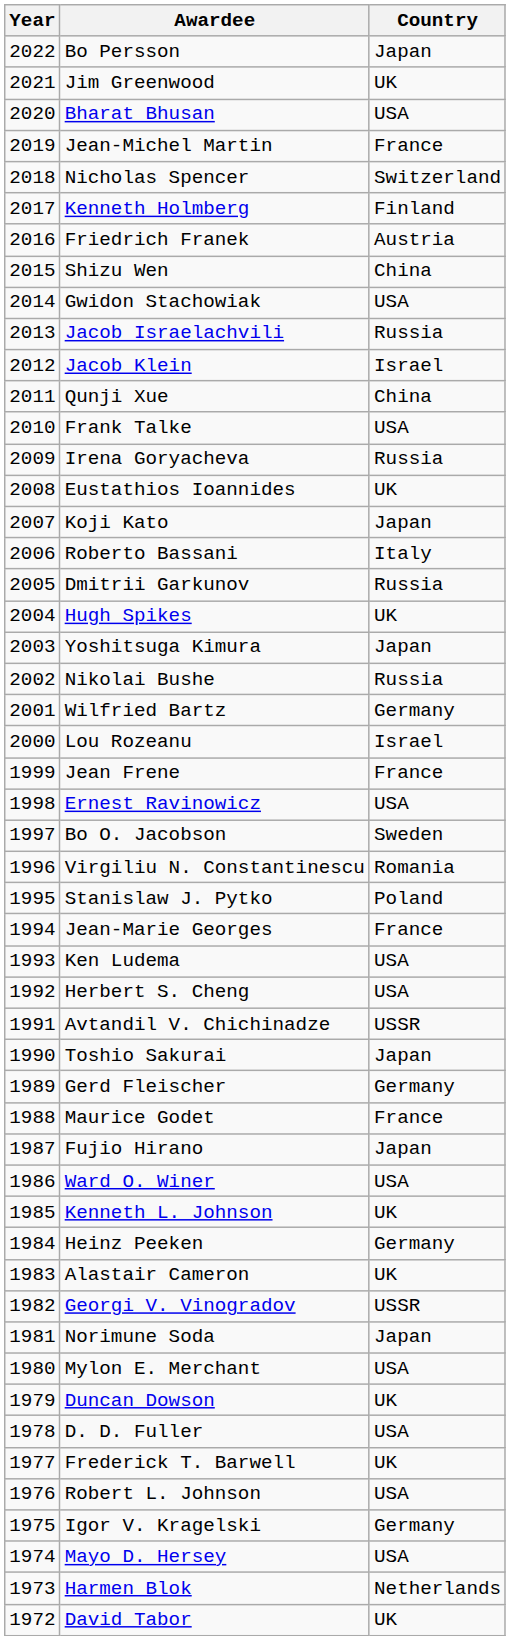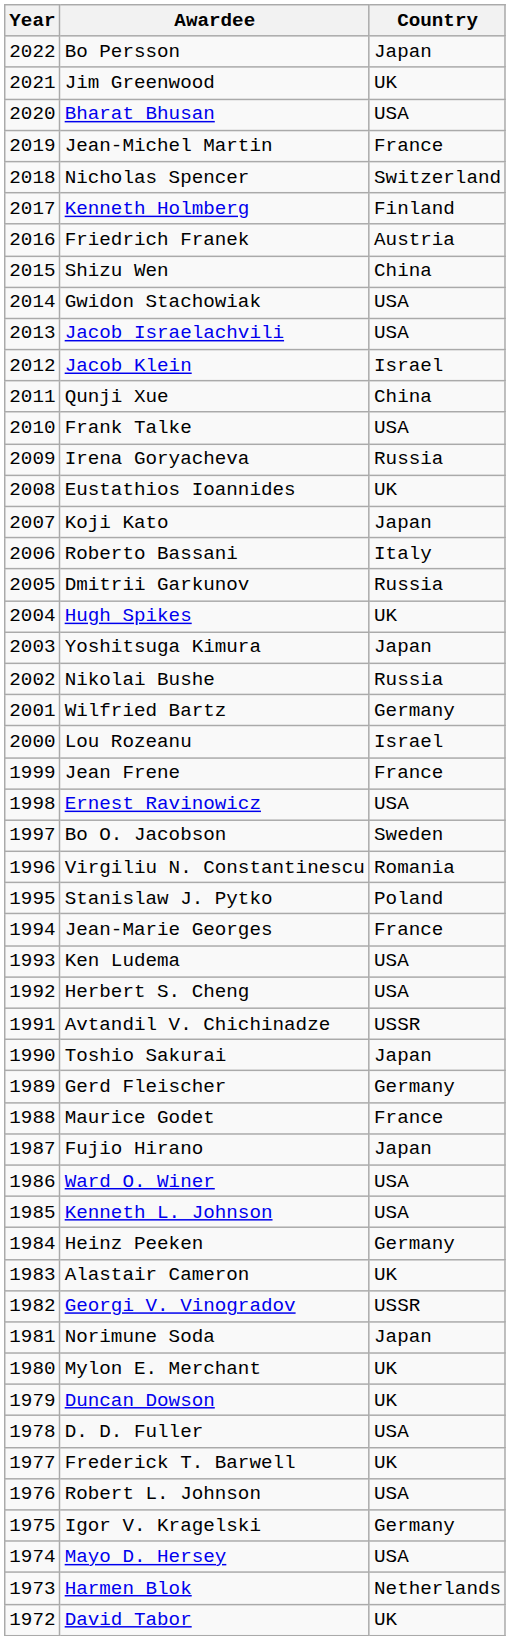(409, 334) Russia -> (391, 334) USA
(386, 1212) UK -> (391, 1212) USA
(391, 1369) USA -> (386, 1369) UK
